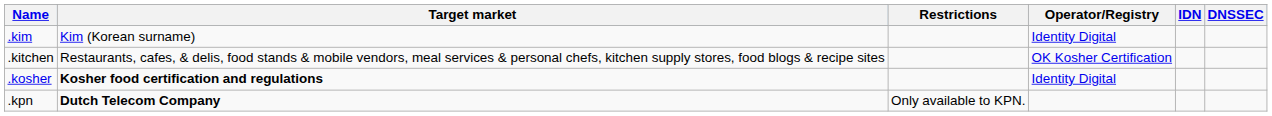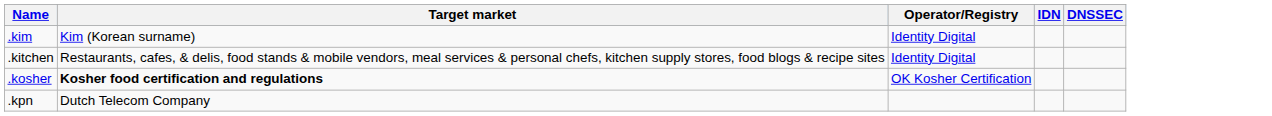- column: (958, 15)
(1102, 57) OK Kosher Certification -> (933, 57) Identity Digital
(1074, 79) Identity Digital -> (961, 79) OK Kosher Certification
(140, 100) bold -> (135, 100) normal
